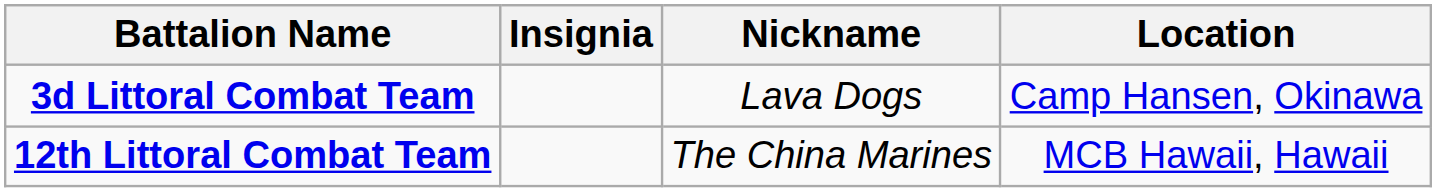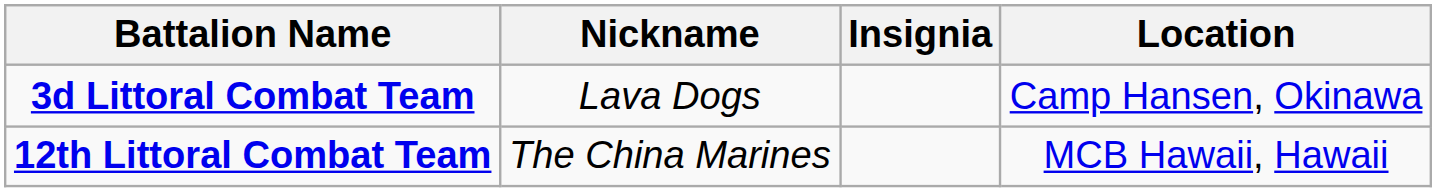columns swapped: (581, 34) <-> (831, 34)
